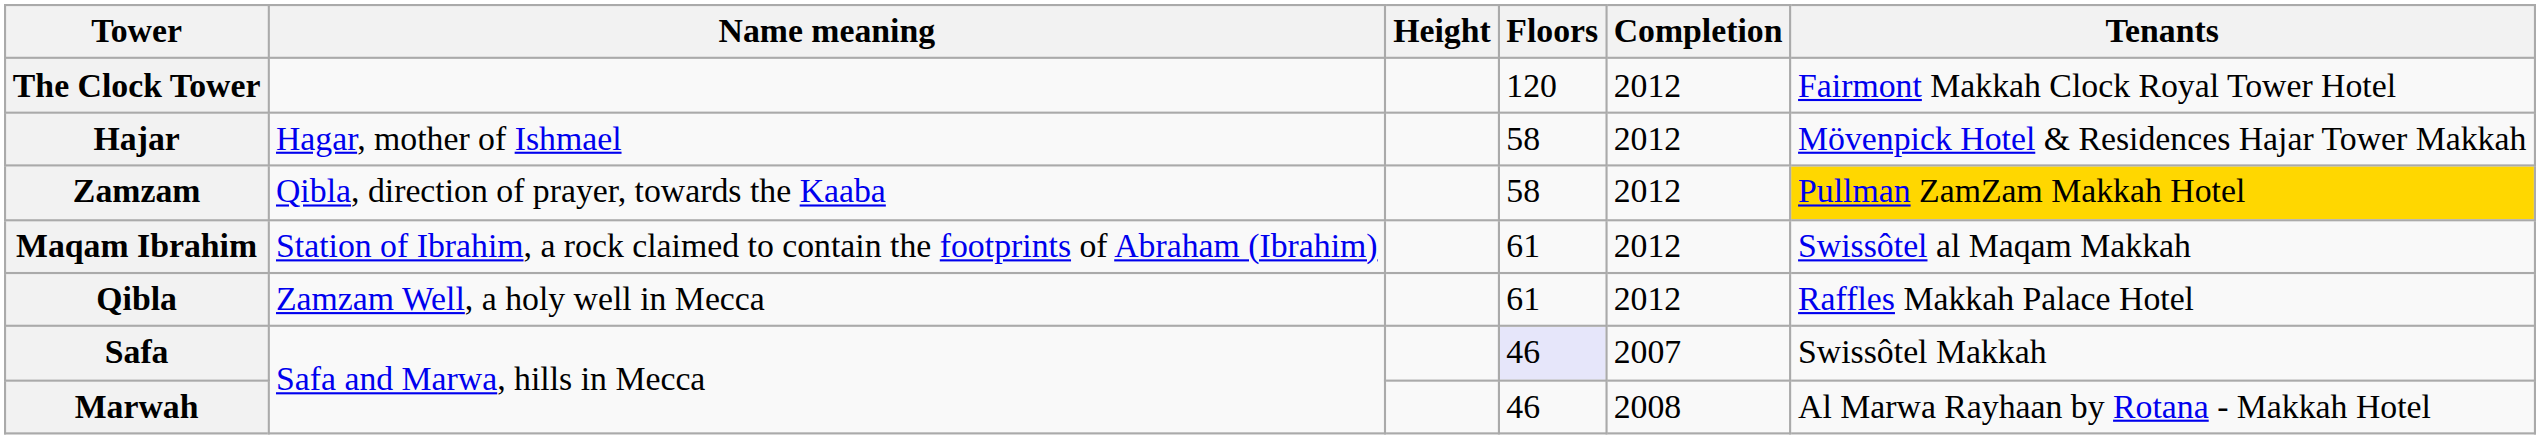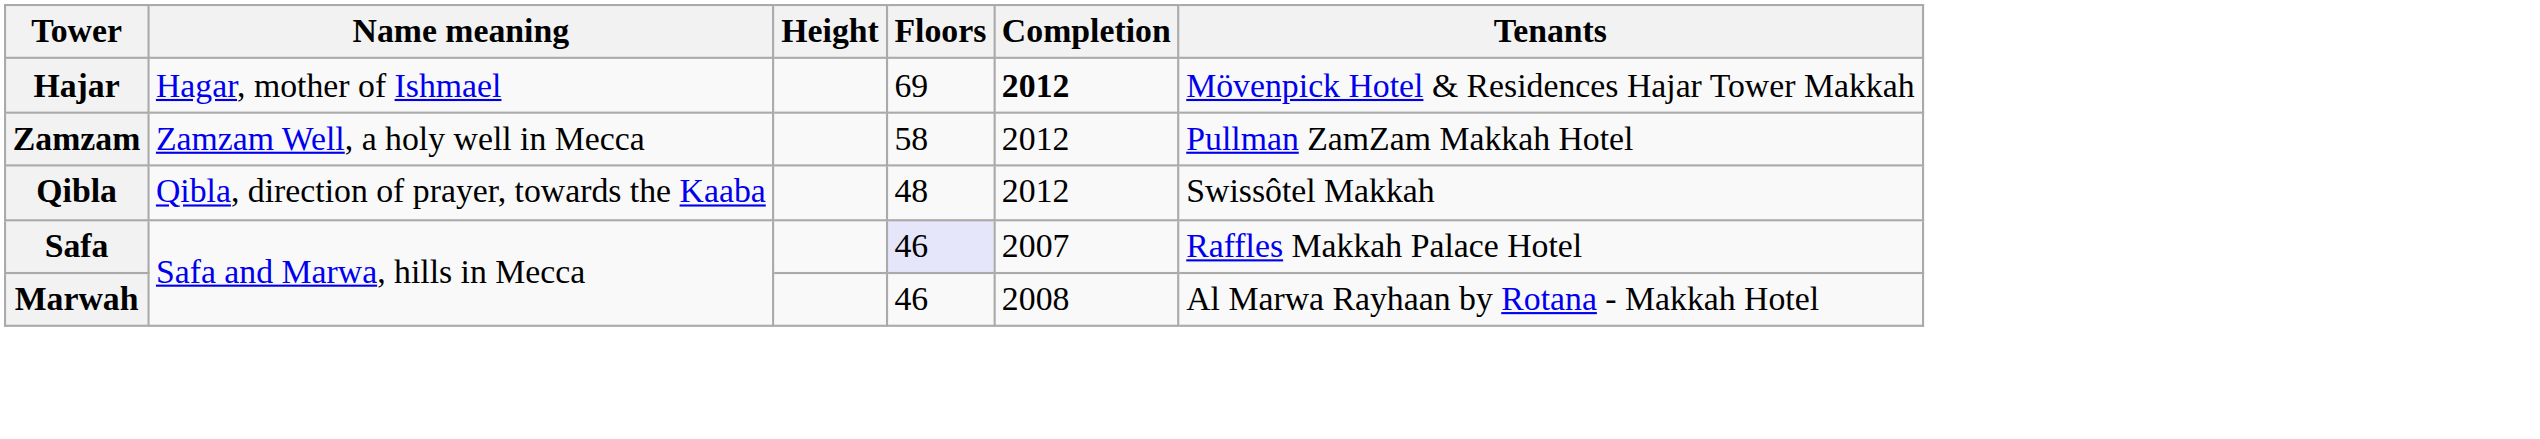- row: (137, 84)
(1523, 138) 58 -> (911, 84) 69
(1647, 138) normal -> (1036, 84) bold
(581, 191) Qibla, direction of prayer, towards the Kaaba -> (400, 138) Zamzam Well, a holy well in Mecca
(2022, 191) gold background -> (1410, 138) no background
- row: (137, 245)
(520, 298) Zamzam Well, a holy well in Mecca -> (461, 191) Qibla, direction of prayer, towards the Kaaba
(1523, 298) 61 -> (911, 191) 48
(1996, 298) Raffles Makkah Palace Hotel -> (1310, 191) Swissôtel Makkah
(1922, 352) Swissôtel Makkah -> (1384, 245) Raffles Makkah Palace Hotel
